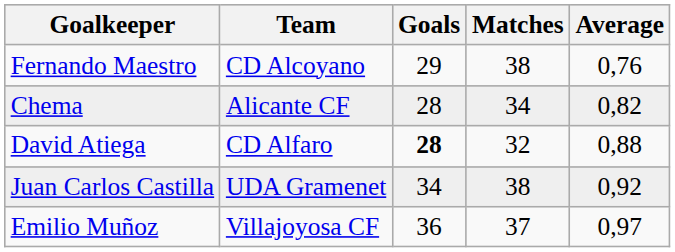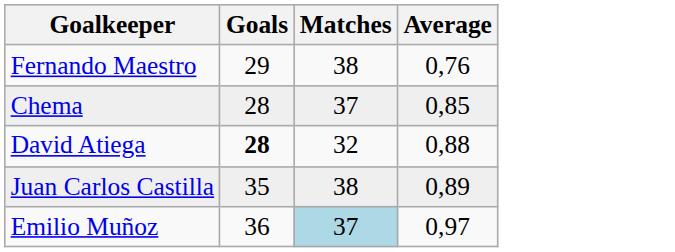- column: (306, 24)
(518, 105) 34 -> (346, 105) 37
(620, 105) 0,82 -> (448, 105) 0,85
(429, 186) 34 -> (257, 186) 35
(620, 186) 0,92 -> (448, 186) 0,89
(518, 226) no background -> (346, 226) lightblue background
